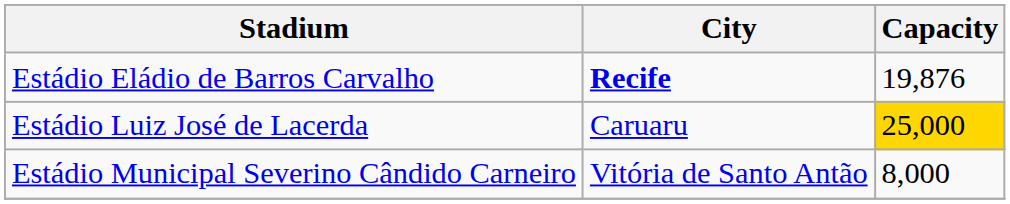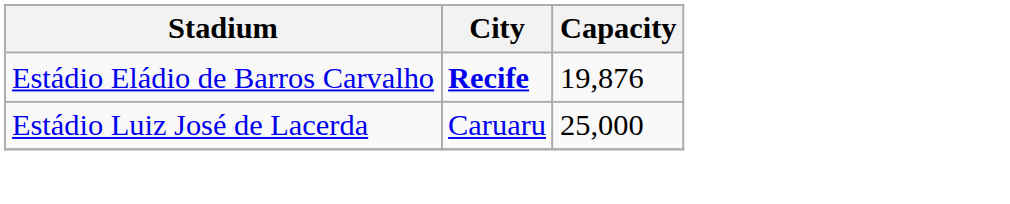(923, 125) gold background -> (602, 125) no background
- row: (294, 173)
